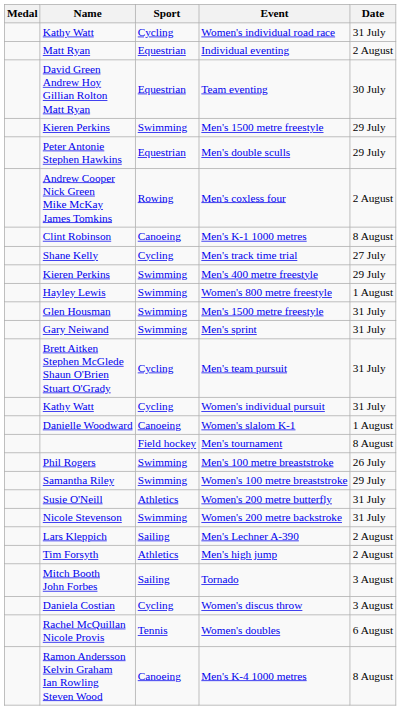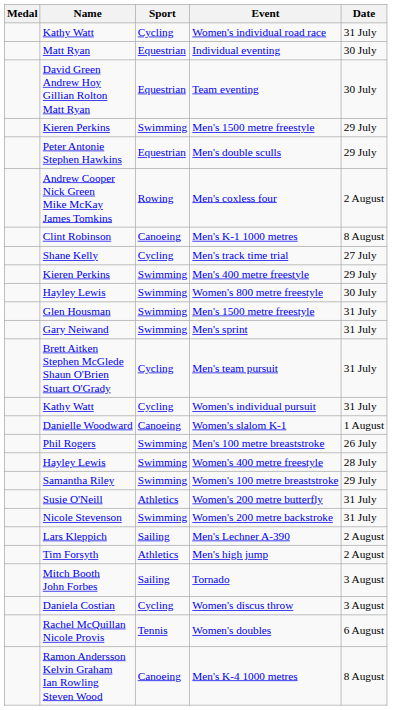(373, 51) 2 August -> (360, 51) 30 July
(373, 292) 1 August -> (360, 292) 30 July
- row: (88, 444)
+ row: (74, 462)
